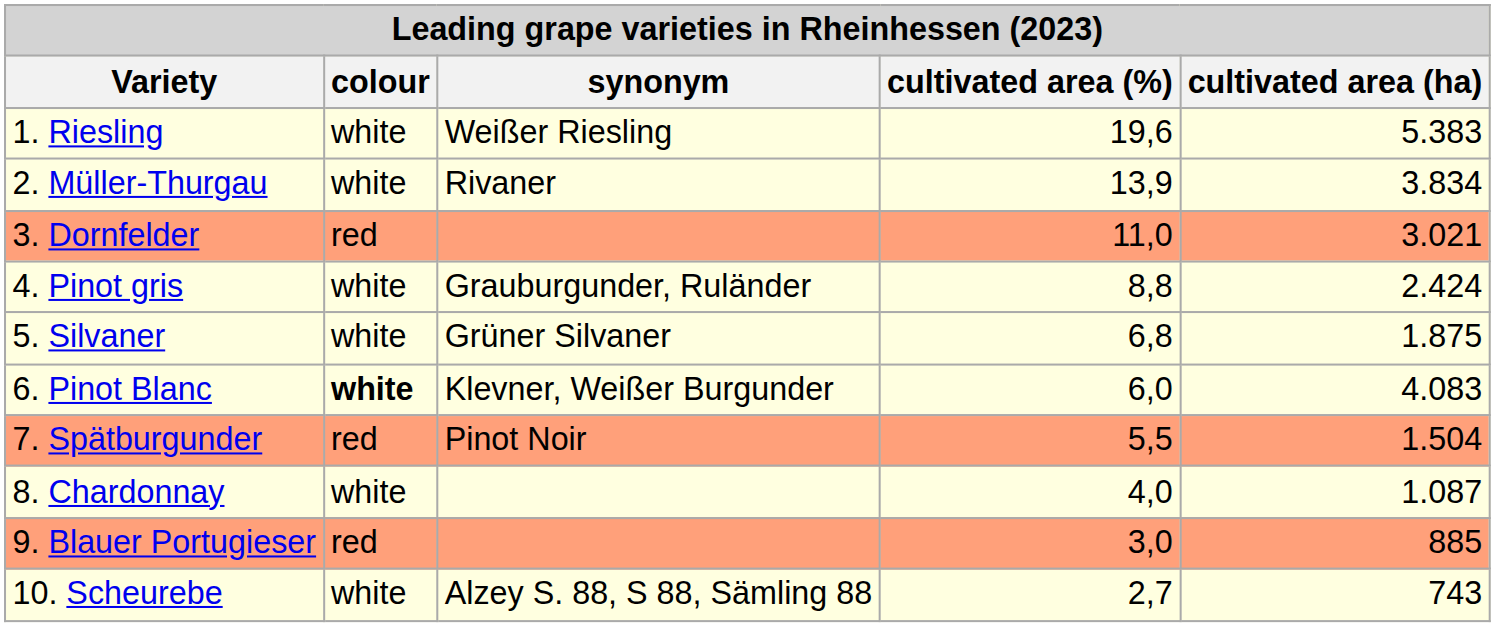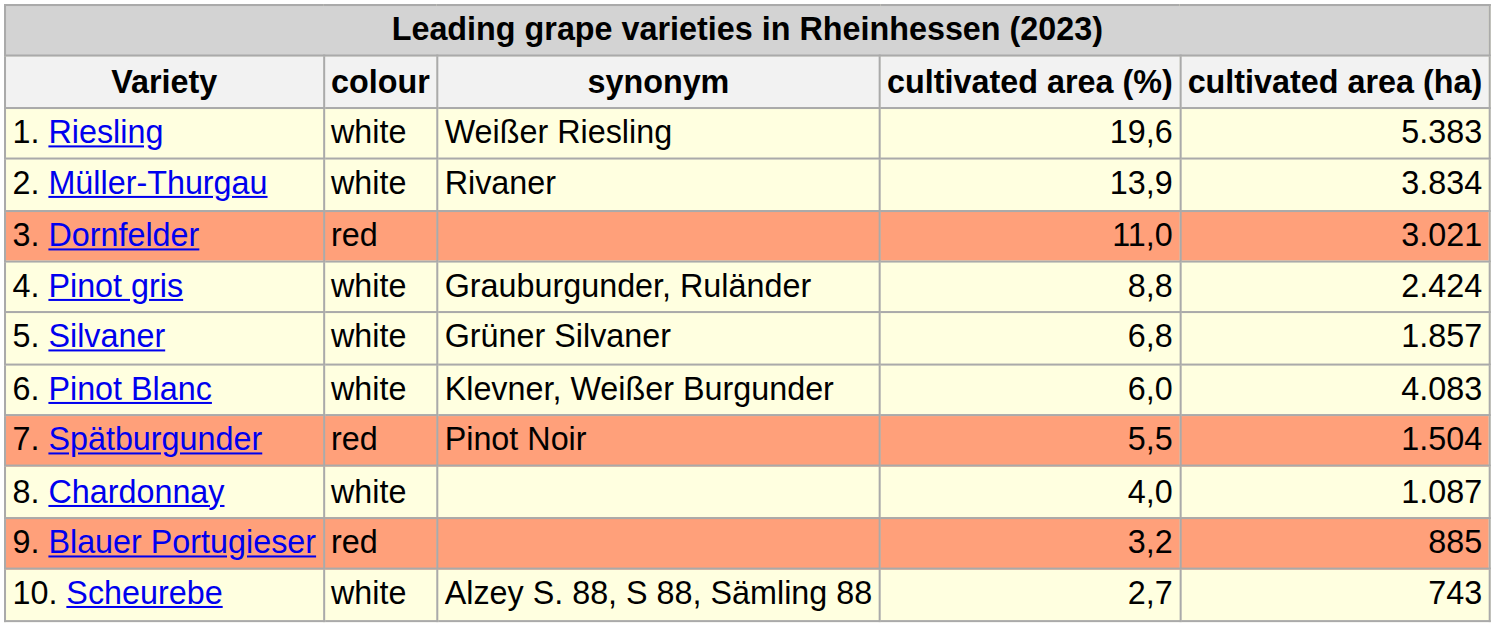(1442, 337) 1.875 -> (1442, 337) 1.857
(372, 388) bold -> (369, 388) normal
(1150, 542) 3,0 -> (1150, 542) 3,2
